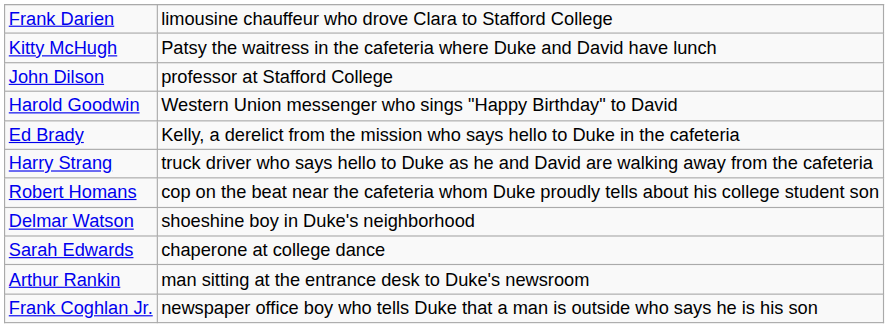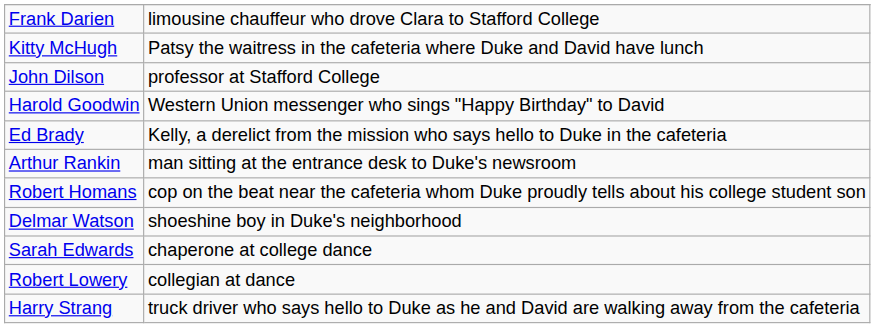rows swapped: (60, 163) <-> (65, 279)
+ row: (68, 279)
- row: (81, 308)
